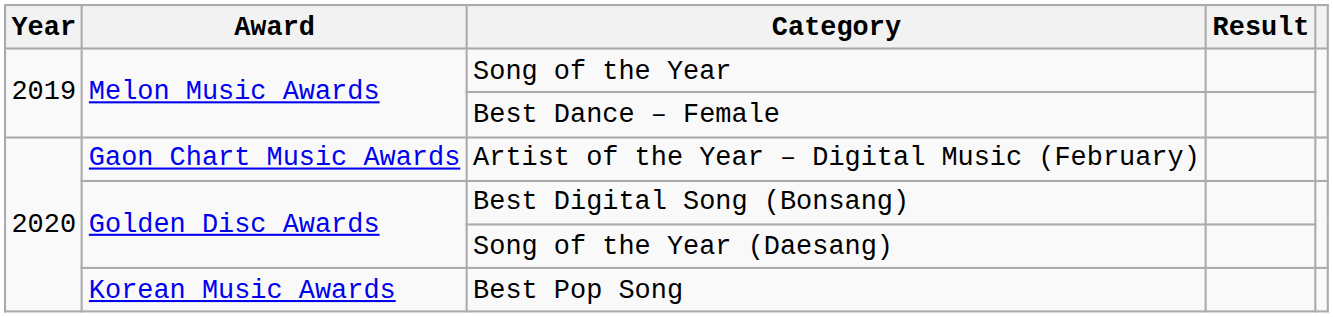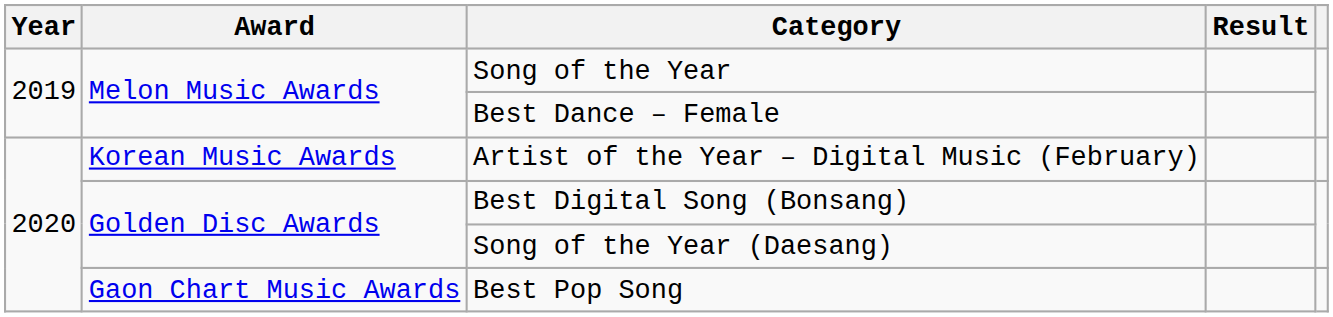(275, 159) Gaon Chart Music Awards -> (242, 159) Korean Music Awards
(242, 290) Korean Music Awards -> (275, 290) Gaon Chart Music Awards
